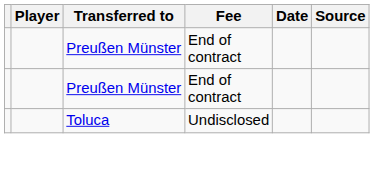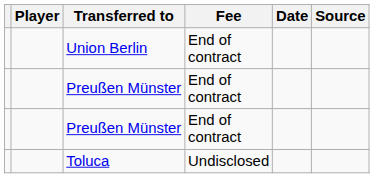+ row: (107, 48)
